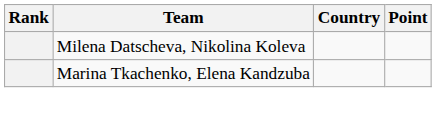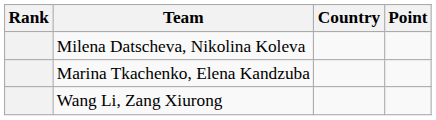+ row: (140, 100)
